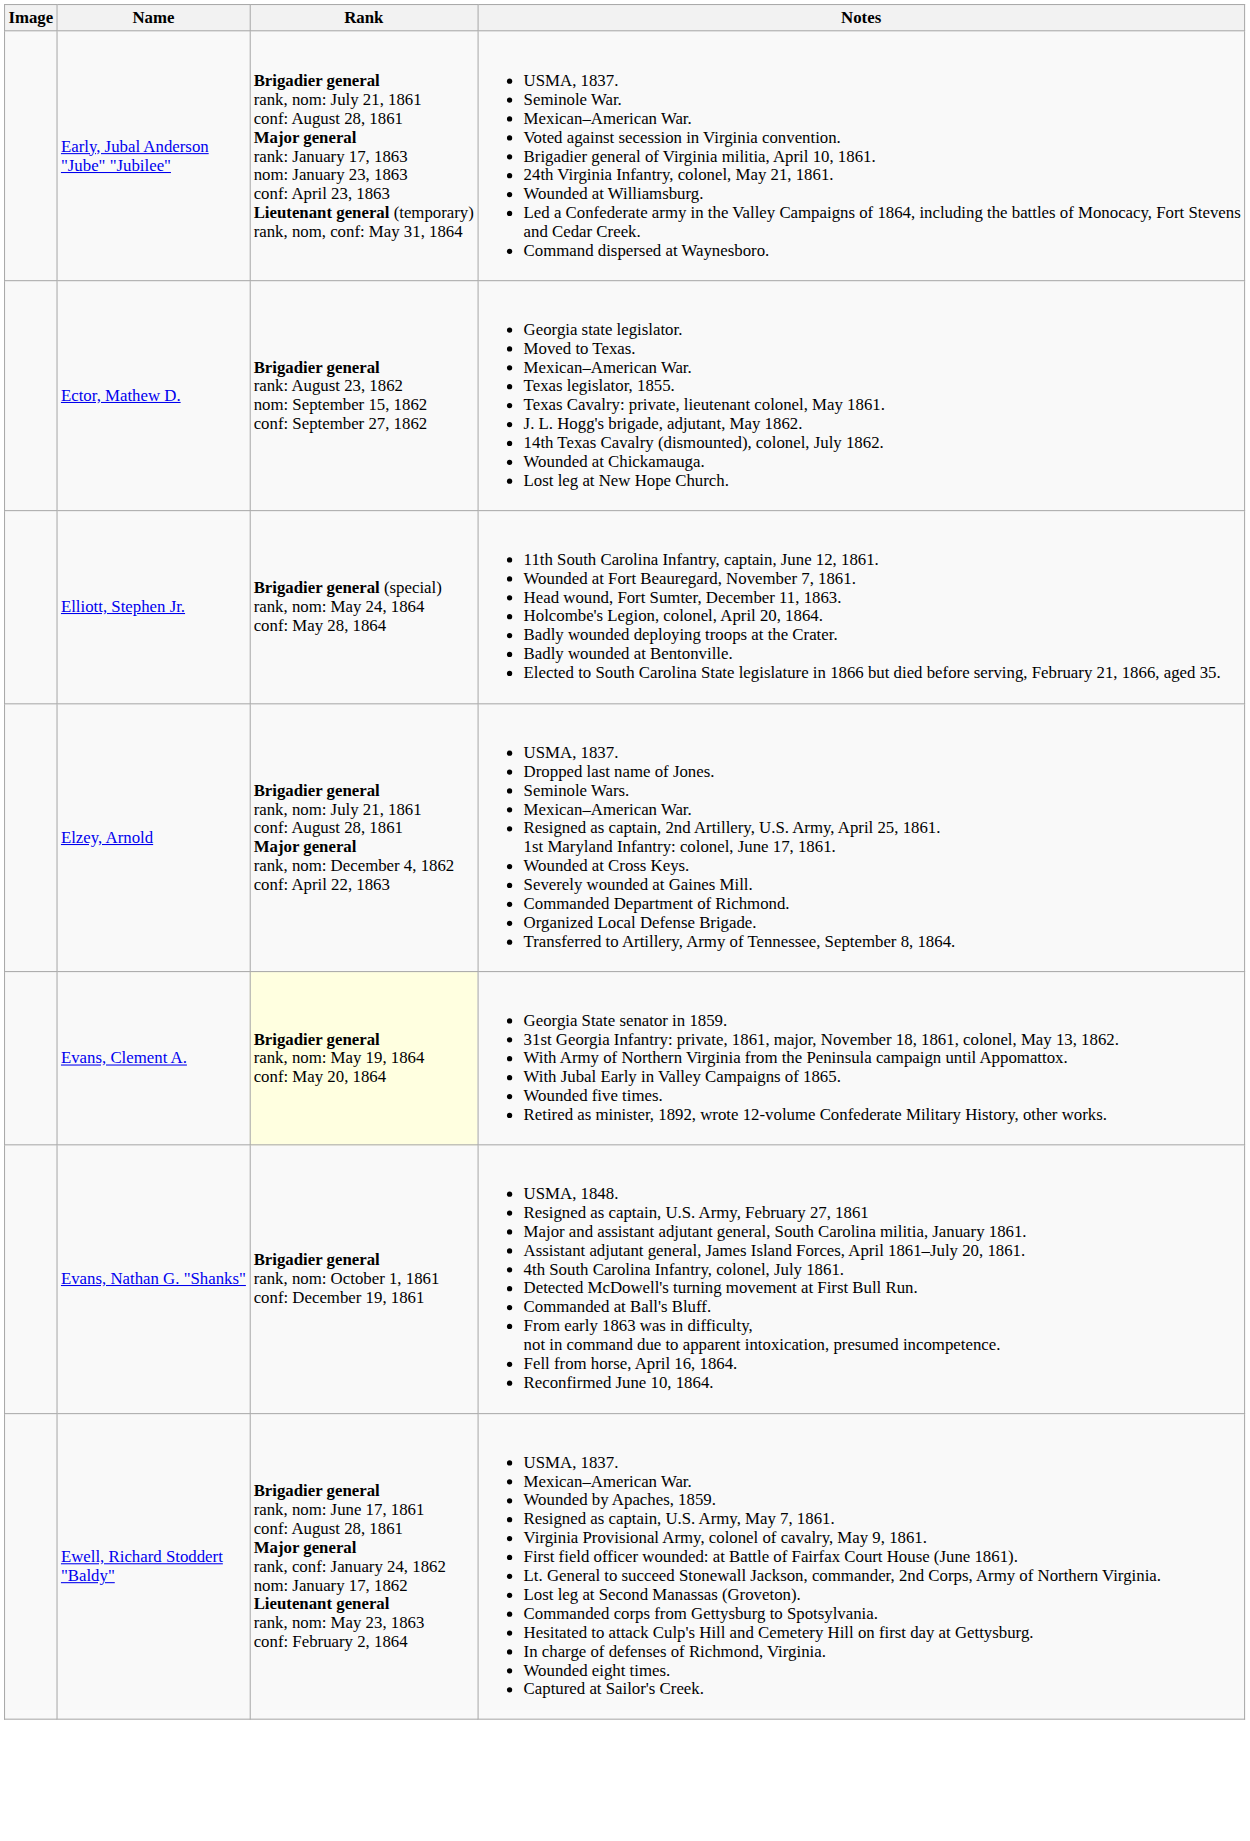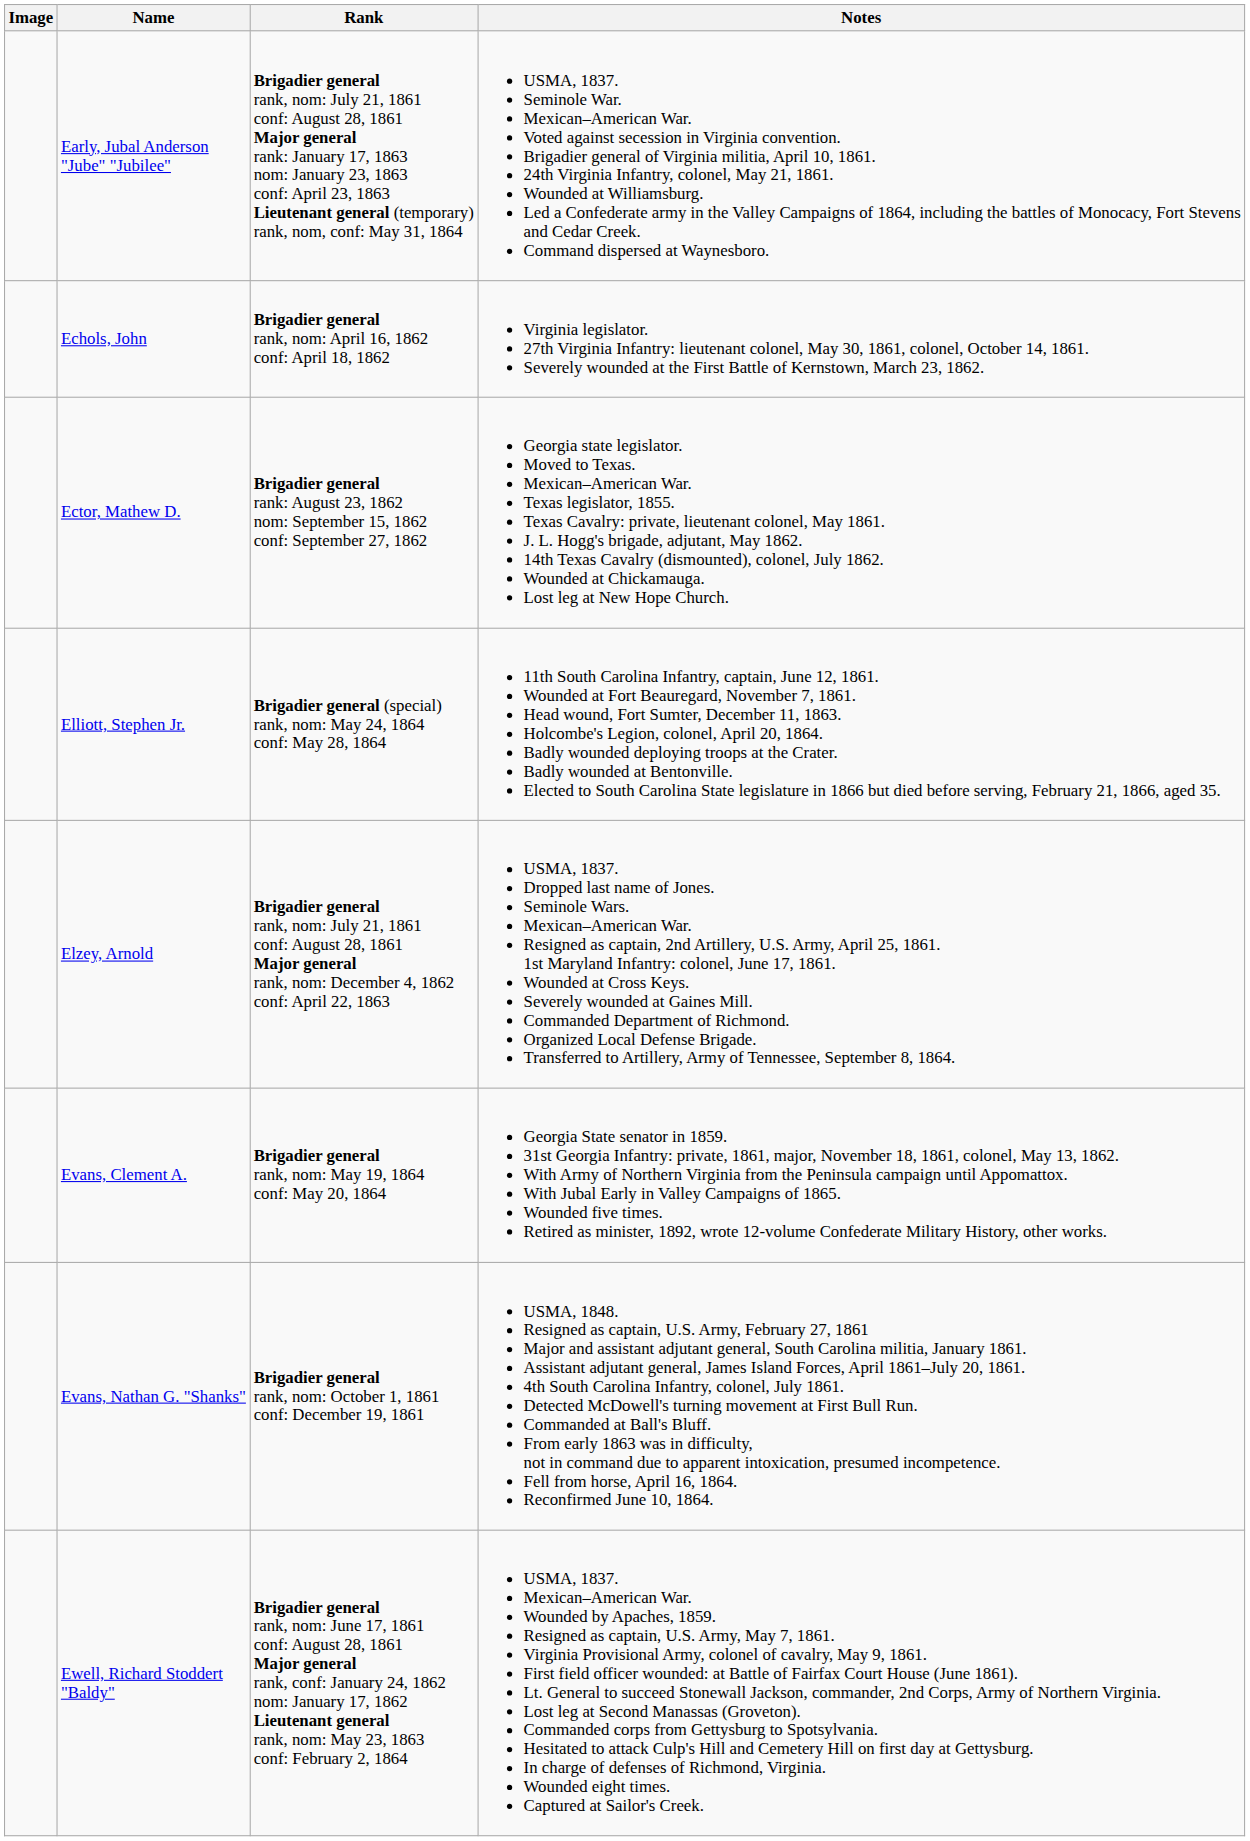+ row: (104, 338)
(339, 1058) lightyellow background -> (339, 1175) no background
